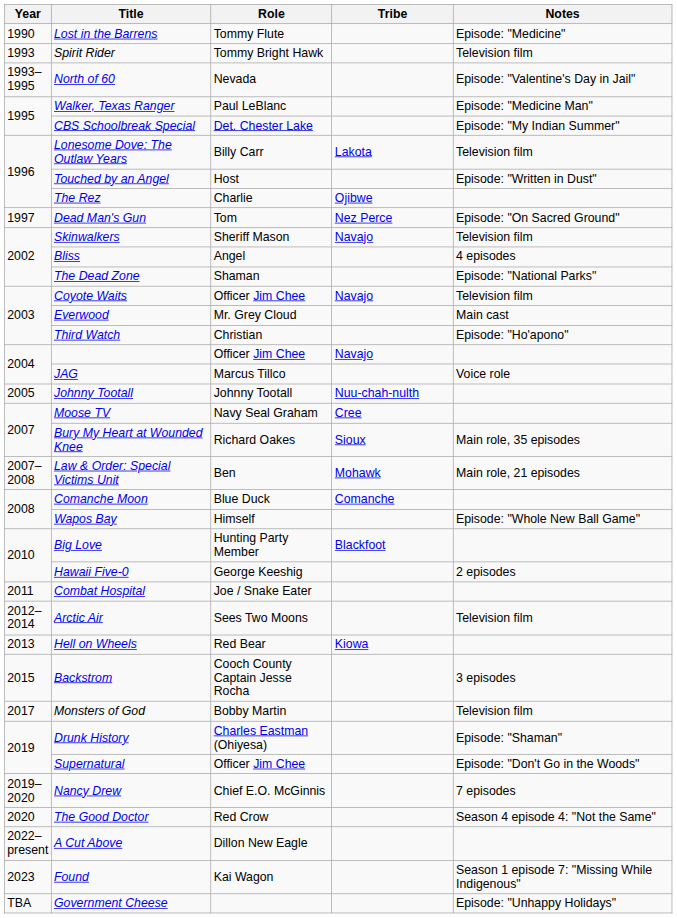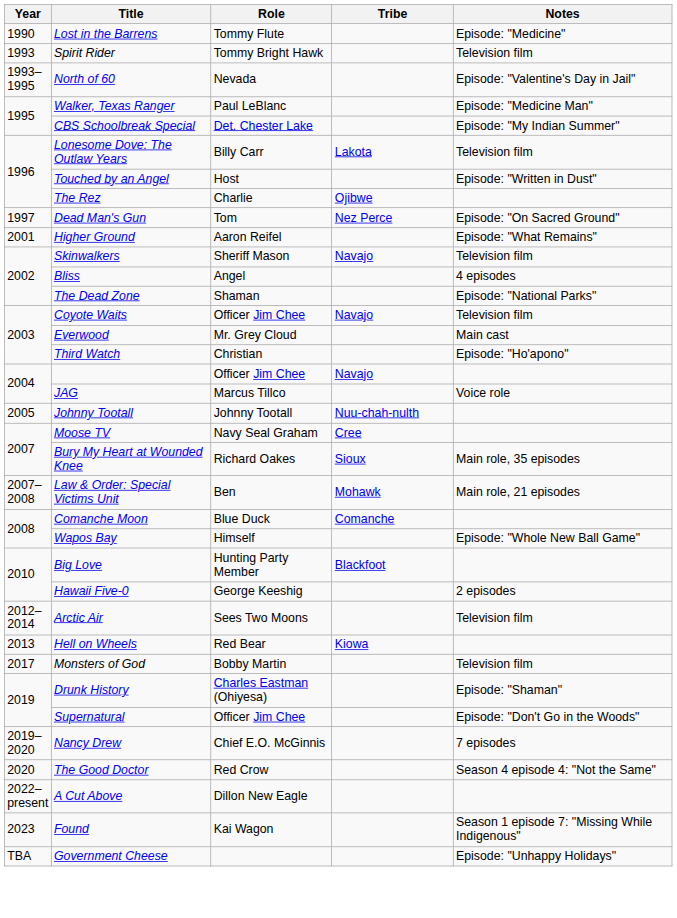+ row: (94, 237)
- row: (100, 591)
- row: (83, 677)
